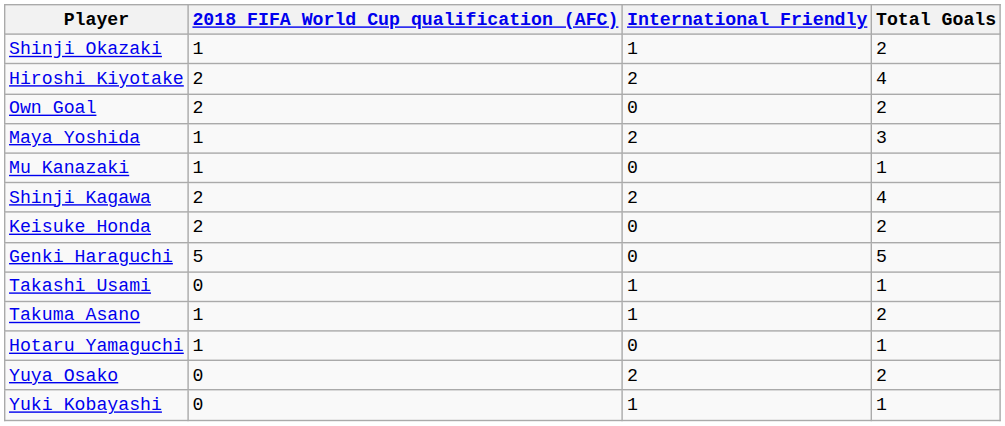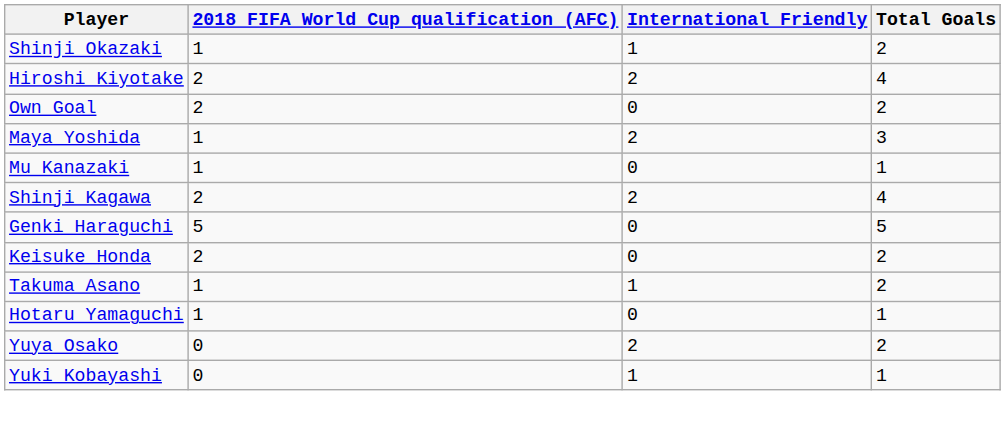rows swapped: (80, 227) <-> (91, 257)
- row: (80, 286)
